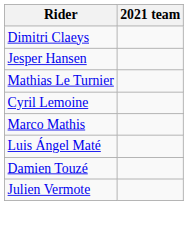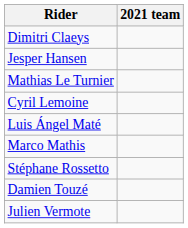rows swapped: (54, 146) <-> (46, 124)
+ row: (58, 168)
